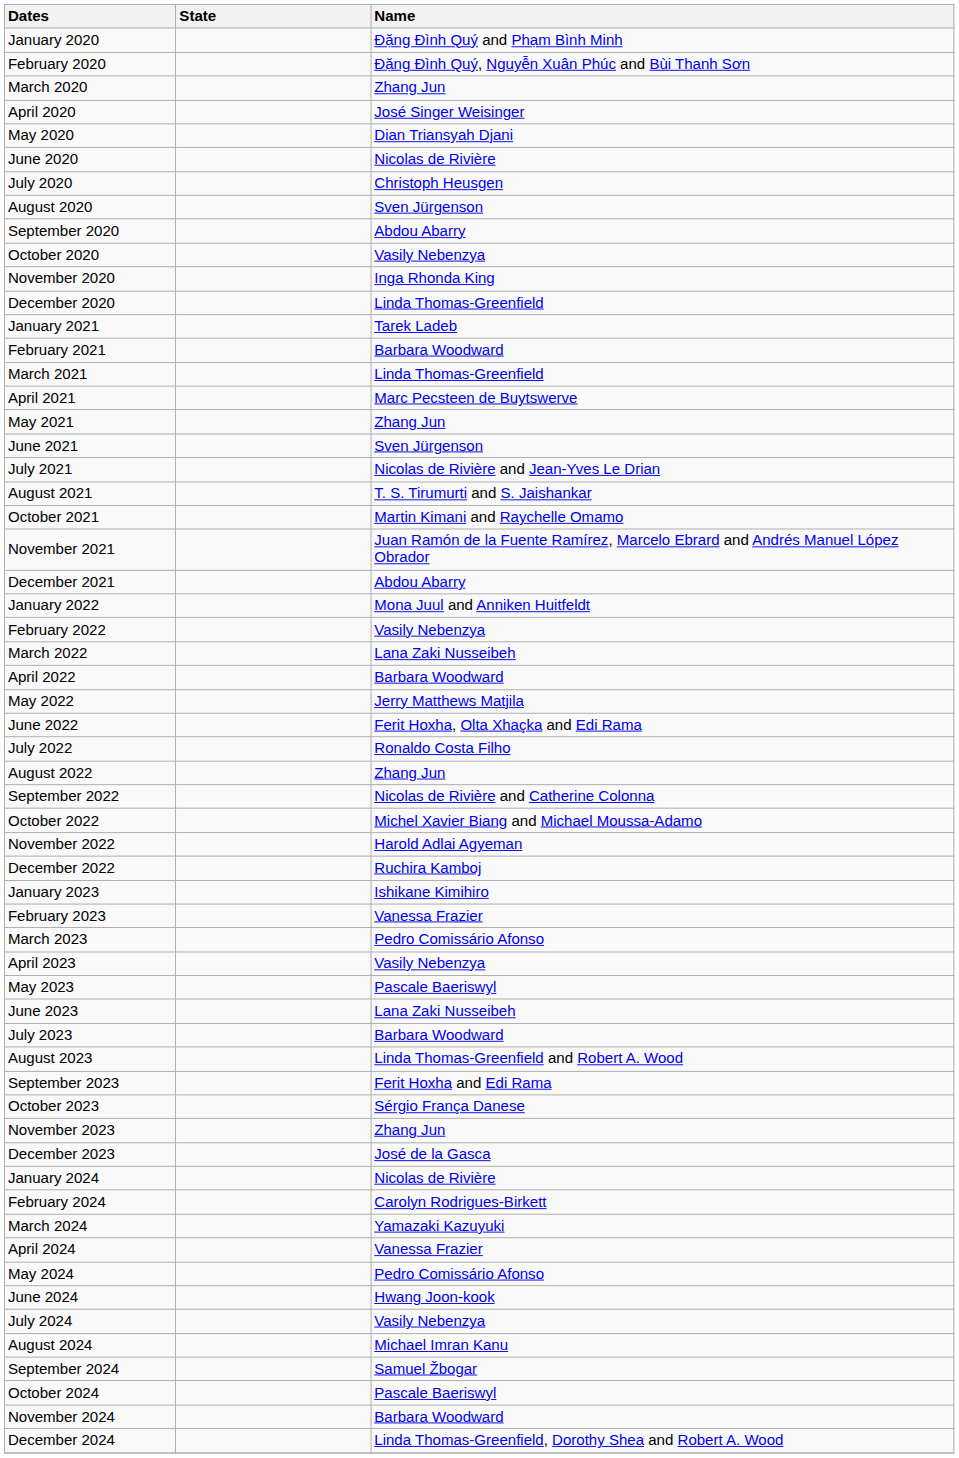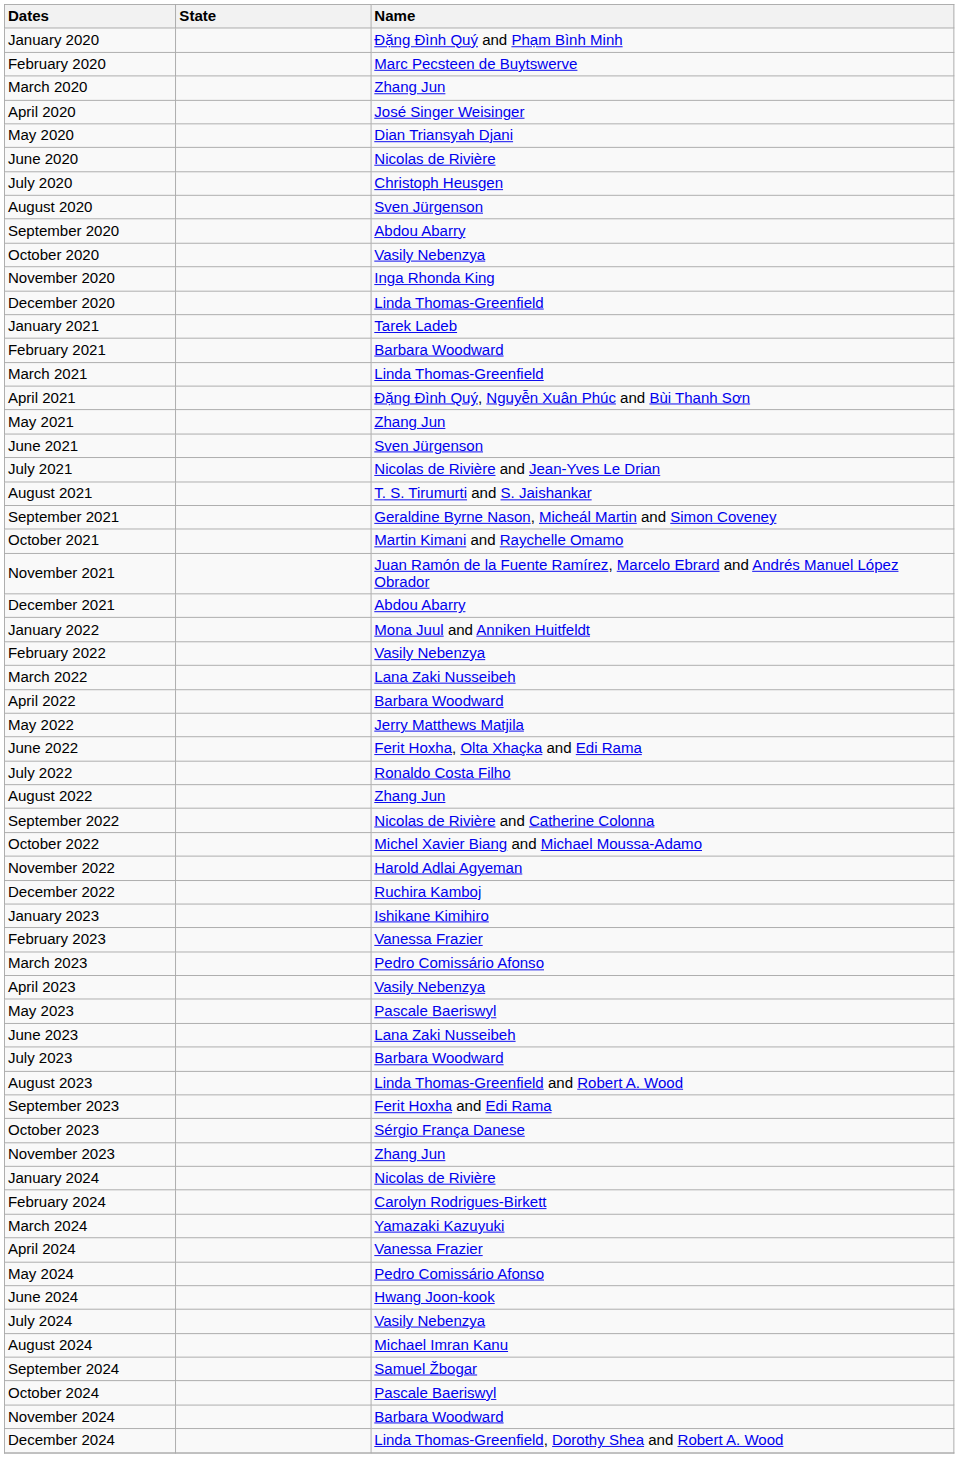(562, 64) Đặng Đình Quý, Nguyễn Xuân Phúc and Bùi Thanh Sơn -> (476, 64) Marc Pecsteen de Buytswerve
(476, 398) Marc Pecsteen de Buytswerve -> (562, 398) Đặng Đình Quý, Nguyễn Xuân Phúc and Bùi Thanh Sơn
+ row: (64, 517)
- row: (61, 1154)
